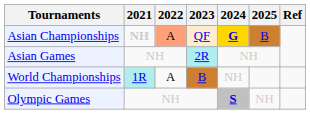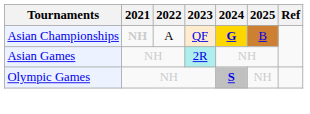(171, 36) lightsalmon background -> (169, 36) no background
- row: (64, 78)
